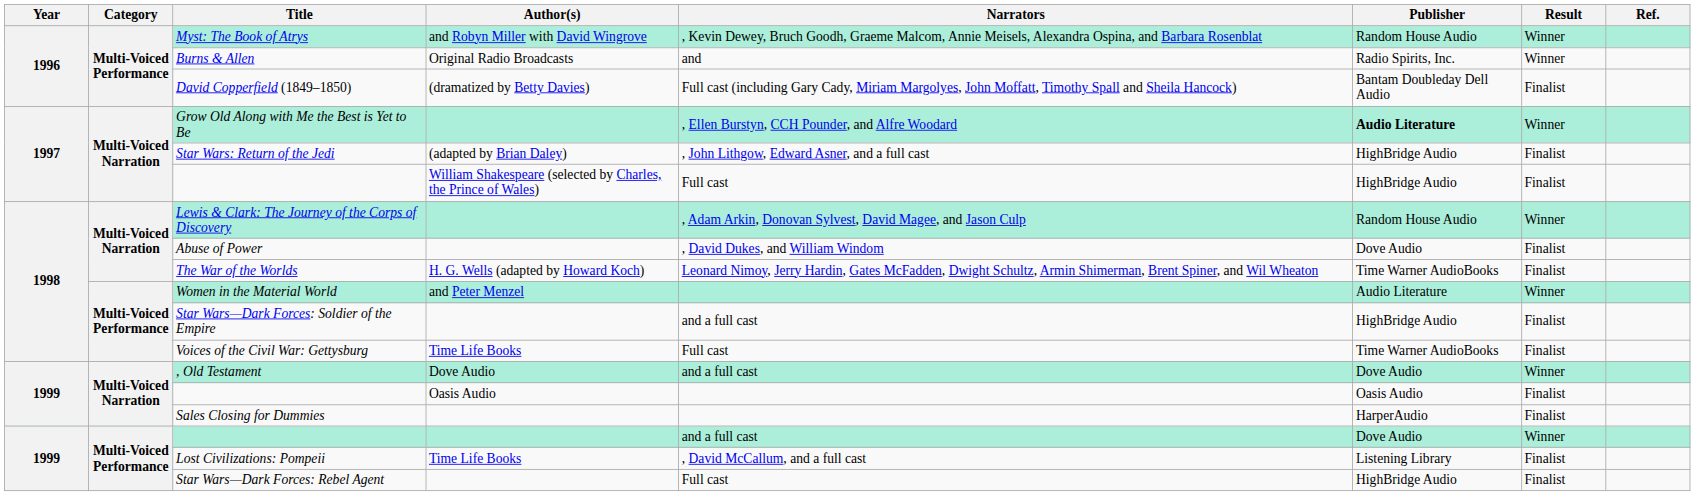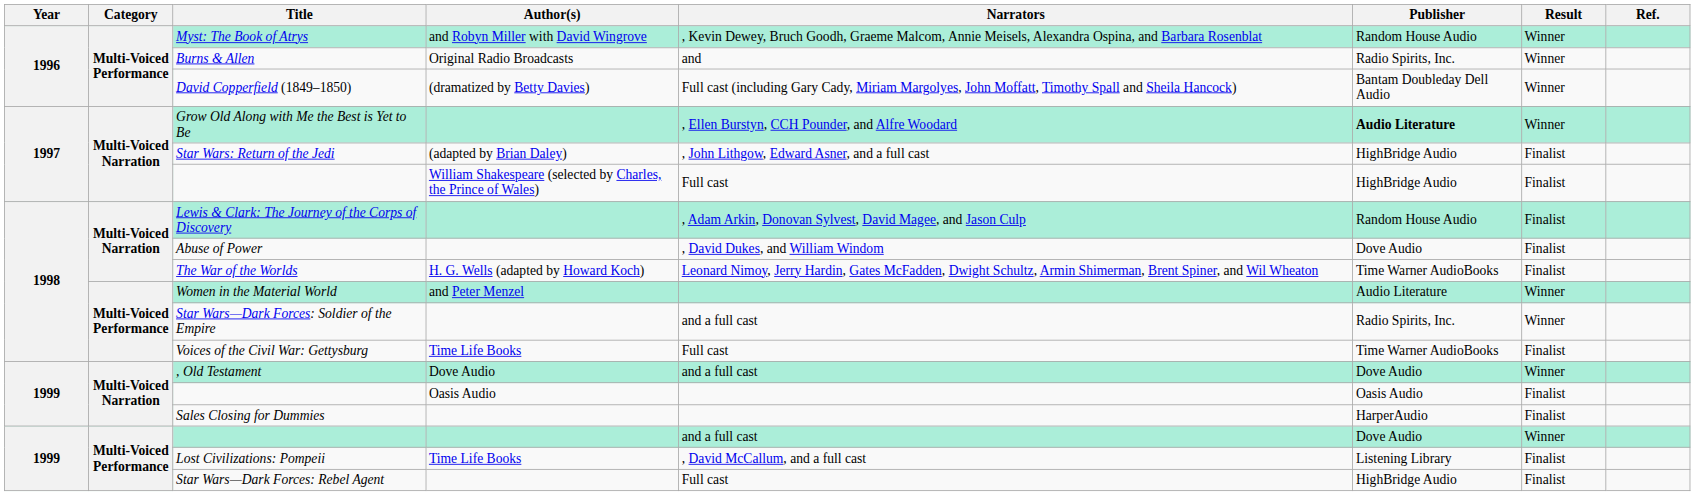(1545, 87) Finalist -> (1545, 87) Winner
(1545, 219) Winner -> (1545, 219) Finalist
(1406, 321) HighBridge Audio -> (1405, 321) Radio Spirits, Inc.
(1545, 321) Finalist -> (1545, 321) Winner
